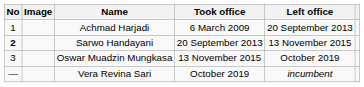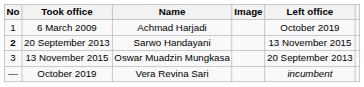columns swapped: (38, 12) <-> (220, 12)
(310, 27) 20 September 2013 -> (310, 27) October 2019
(310, 58) October 2019 -> (310, 58) 20 September 2013
